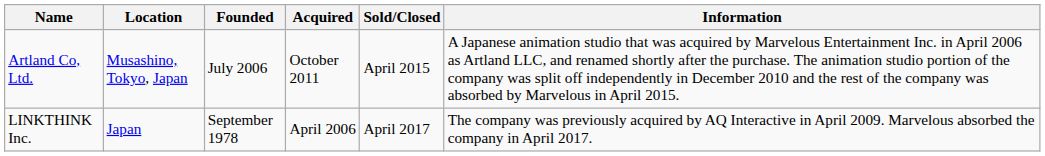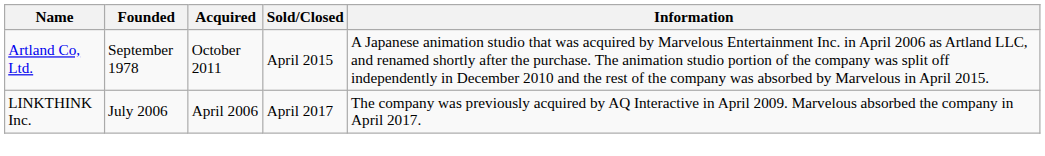- column: (154, 16)
(238, 68) July 2006 -> (141, 59) September 1978
(240, 129) September 1978 -> (138, 111) July 2006
